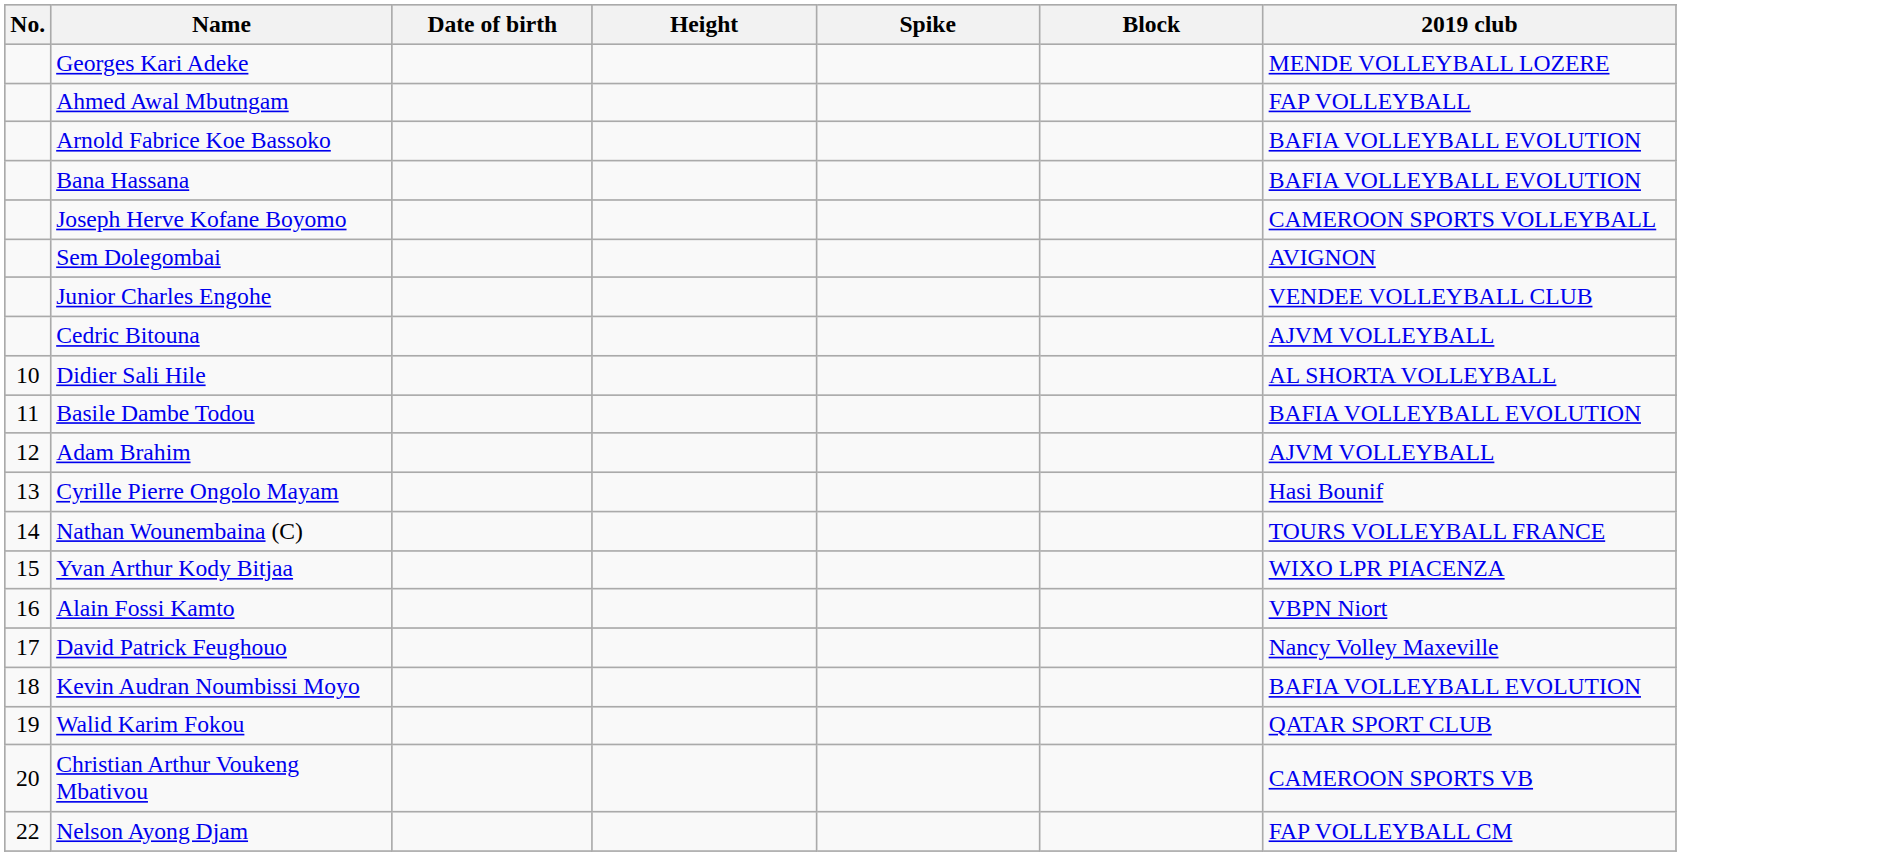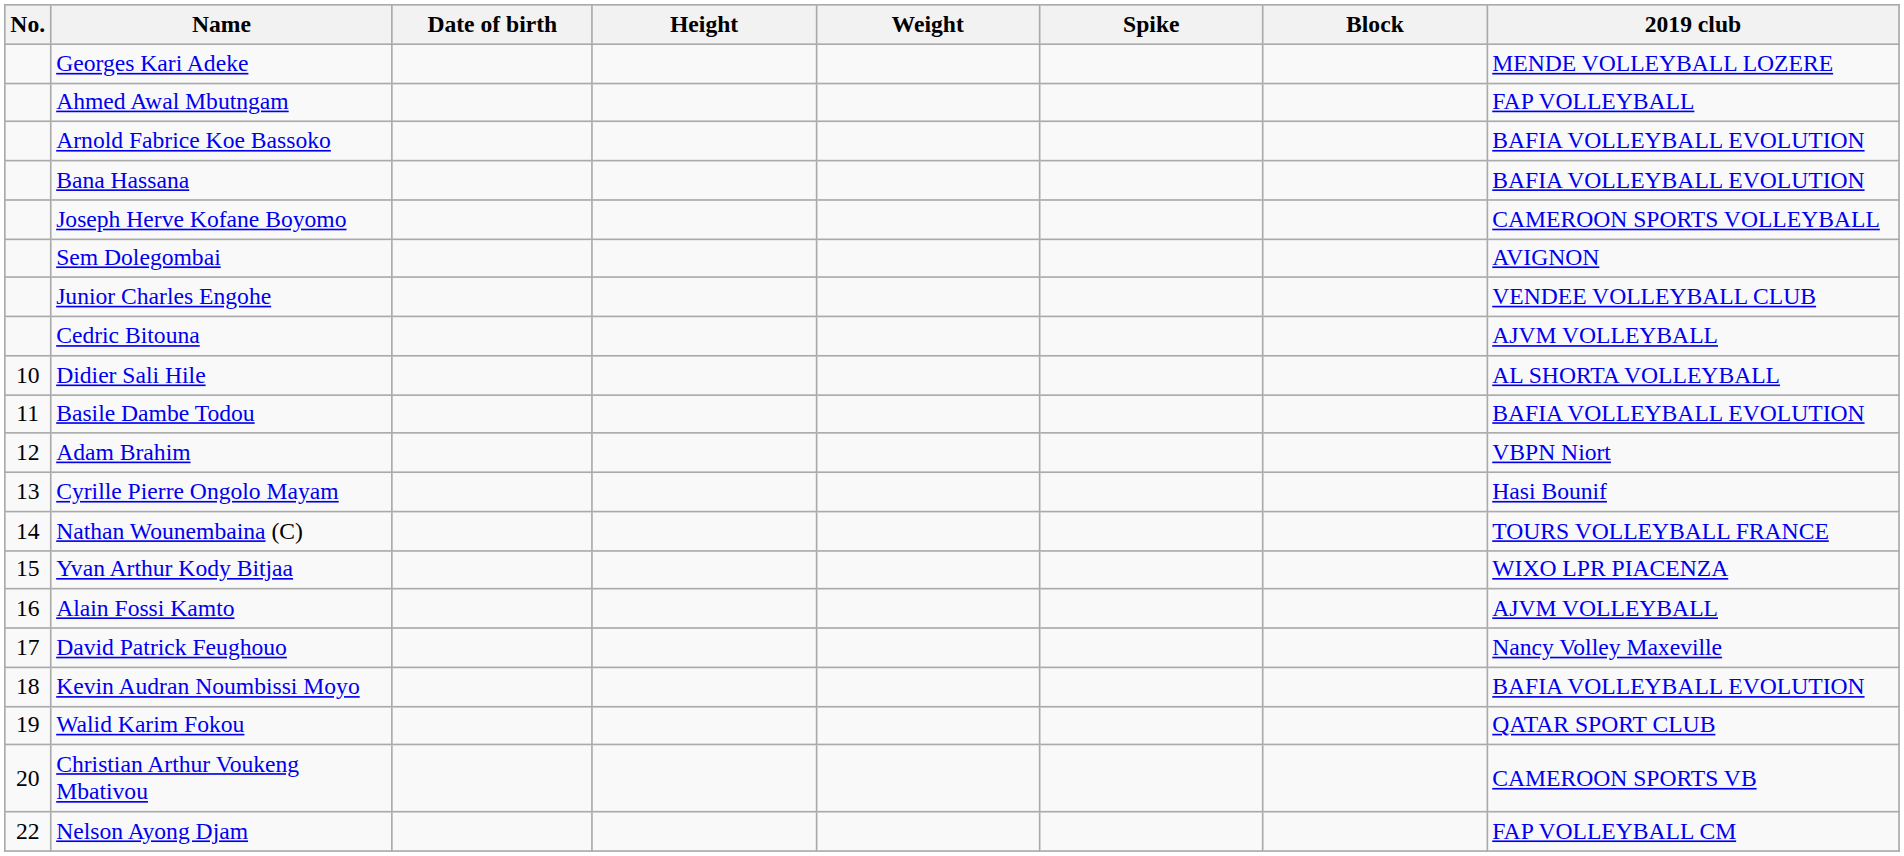+ column: (928, 24)
(1382, 452) AJVM VOLLEYBALL -> (1552, 452) VBPN Niort
(1328, 608) VBPN Niort -> (1605, 608) AJVM VOLLEYBALL
